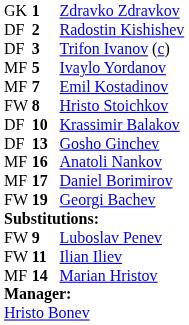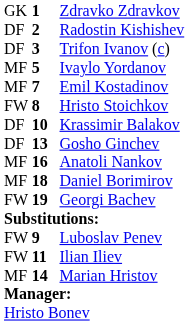(40, 181) 17 -> (40, 181) 18
